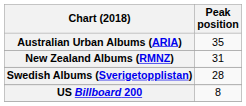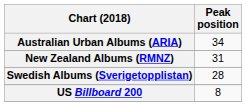(218, 42) 35 -> (218, 42) 34
